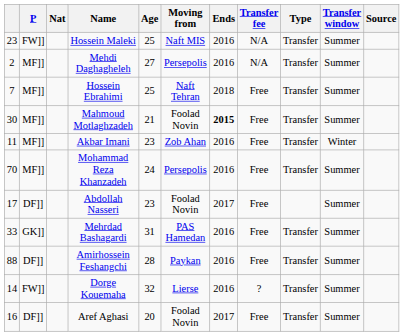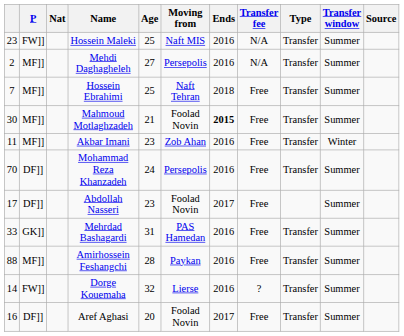(33, 170) MF]] -> (33, 170) DF]]
(33, 260) DF]] -> (33, 260) MF]]
